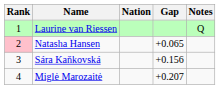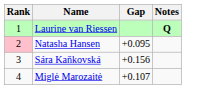- column: (136, 12)
(201, 28) normal -> (167, 28) bold
(170, 44) +0.065 -> (136, 44) +0.095
(170, 76) +0.207 -> (136, 76) +0.107
